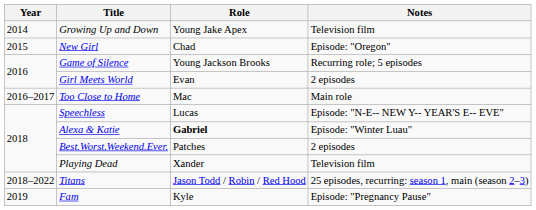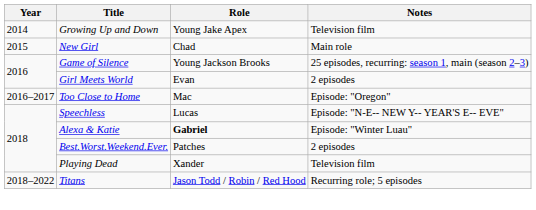(351, 46) Episode: "Oregon" -> (331, 46) Main role
(366, 63) Recurring role; 5 episodes -> (420, 63) 25 episodes, recurring: season 1, main (season 2–3)
(331, 96) Main role -> (351, 96) Episode: "Oregon"
(420, 180) 25 episodes, recurring: season 1, main (season 2–3) -> (366, 180) Recurring role; 5 episodes
- row: (69, 197)
